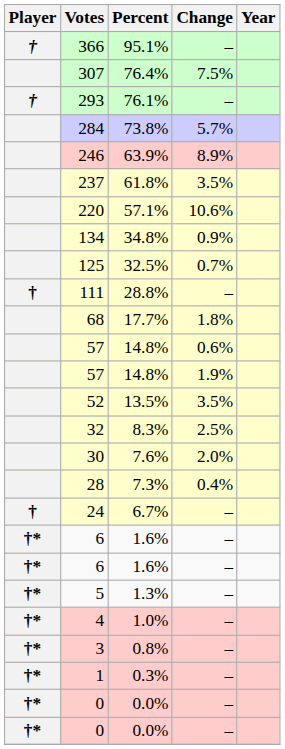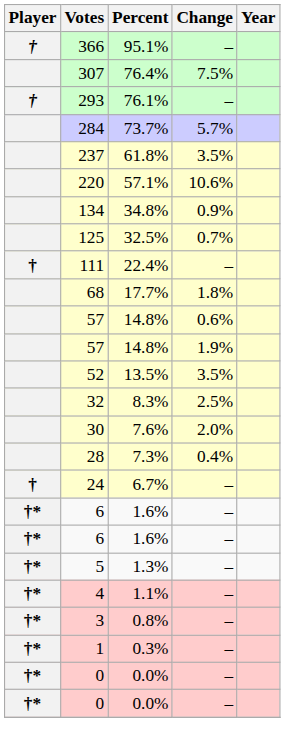(146, 127) 73.8% -> (146, 127) 73.7%
- row: (91, 155)
(146, 292) 28.8% -> (146, 264) 22.4%
(150, 621) 1.0% -> (150, 593) 1.1%
